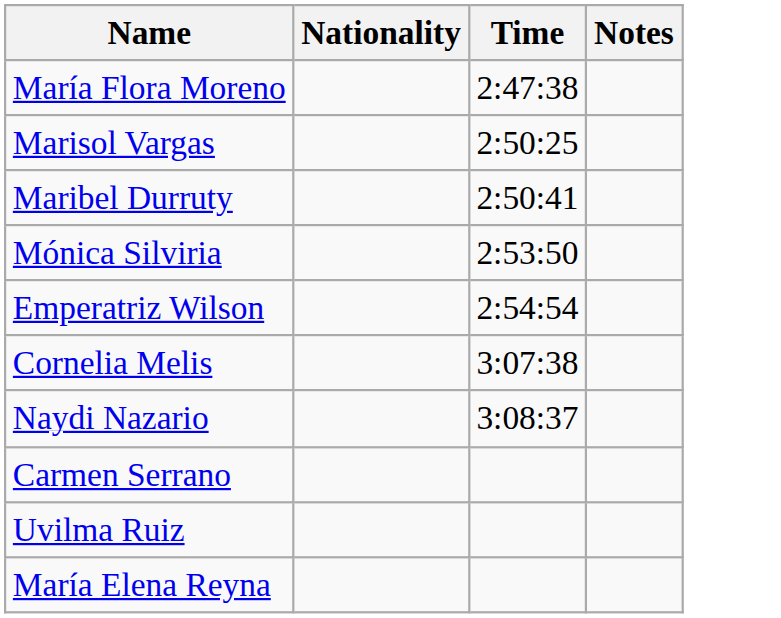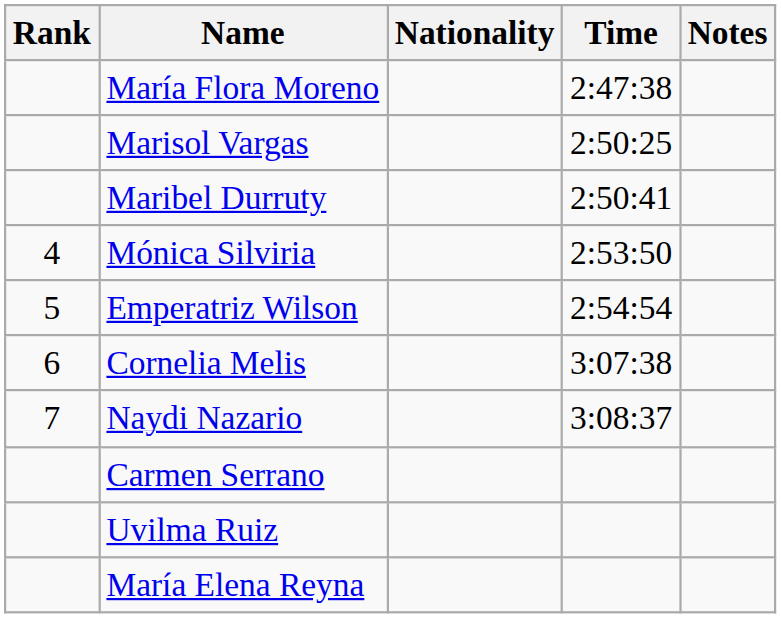+ column: (52, 32)
